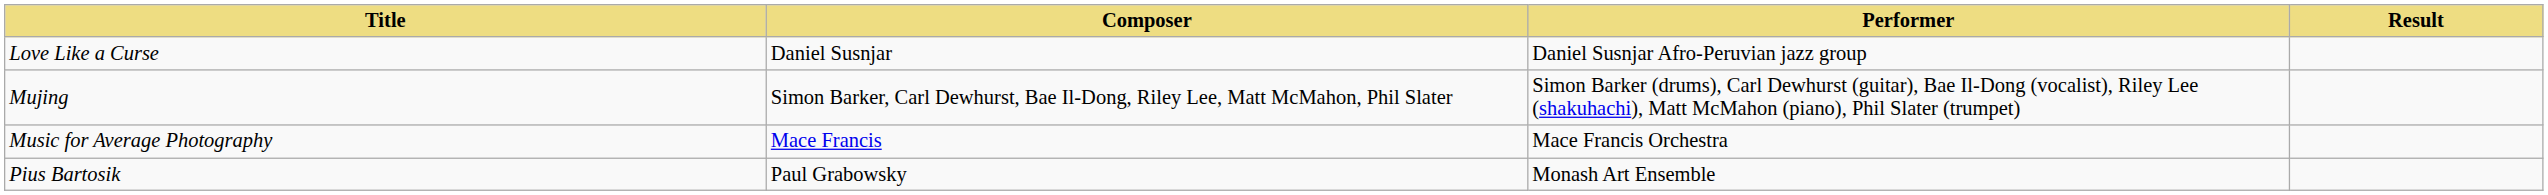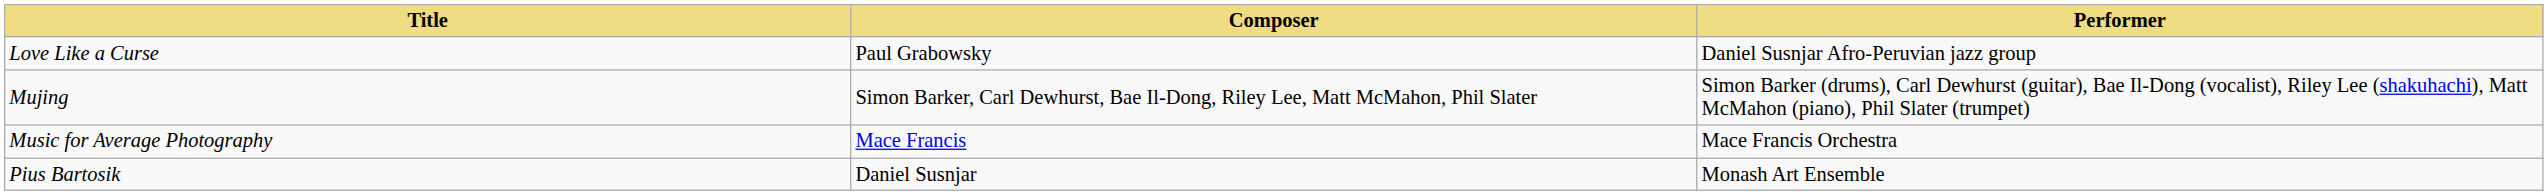- column: (2416, 20)
(831, 53) Daniel Susnjar -> (923, 53) Paul Grabowsky
(839, 173) Paul Grabowsky -> (916, 173) Daniel Susnjar
